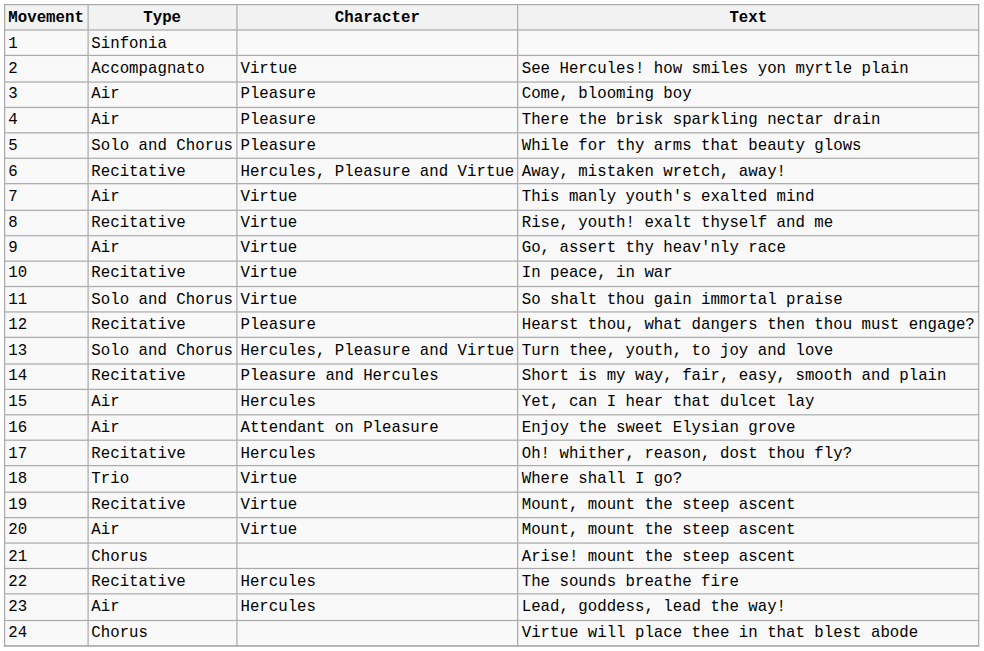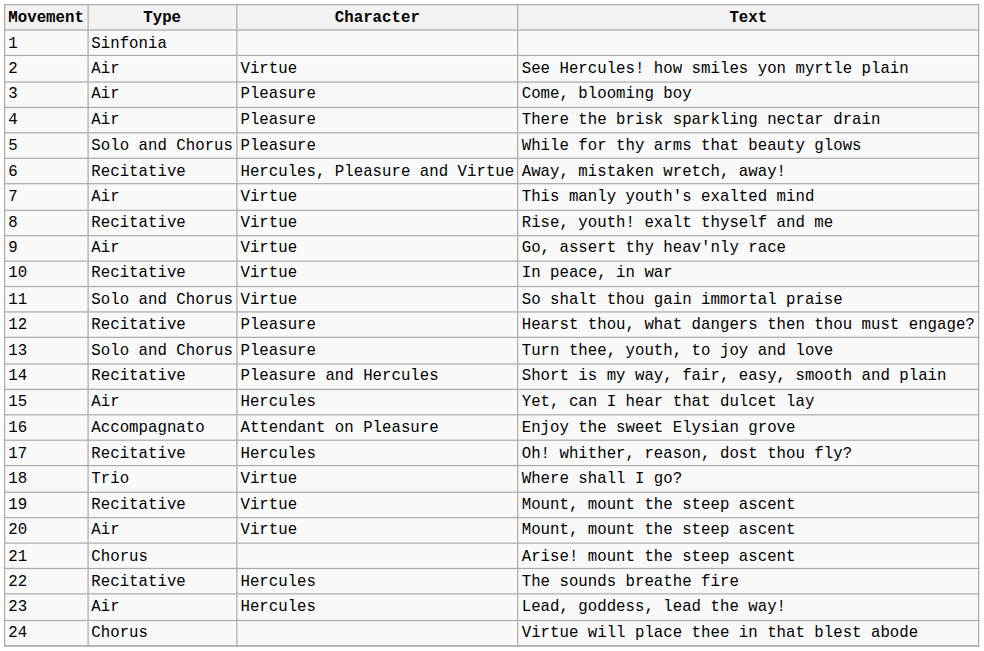(148, 69) Accompagnato -> (106, 69) Air
(377, 351) Hercules, Pleasure and Virtue -> (278, 351) Pleasure
(106, 428) Air -> (148, 428) Accompagnato
